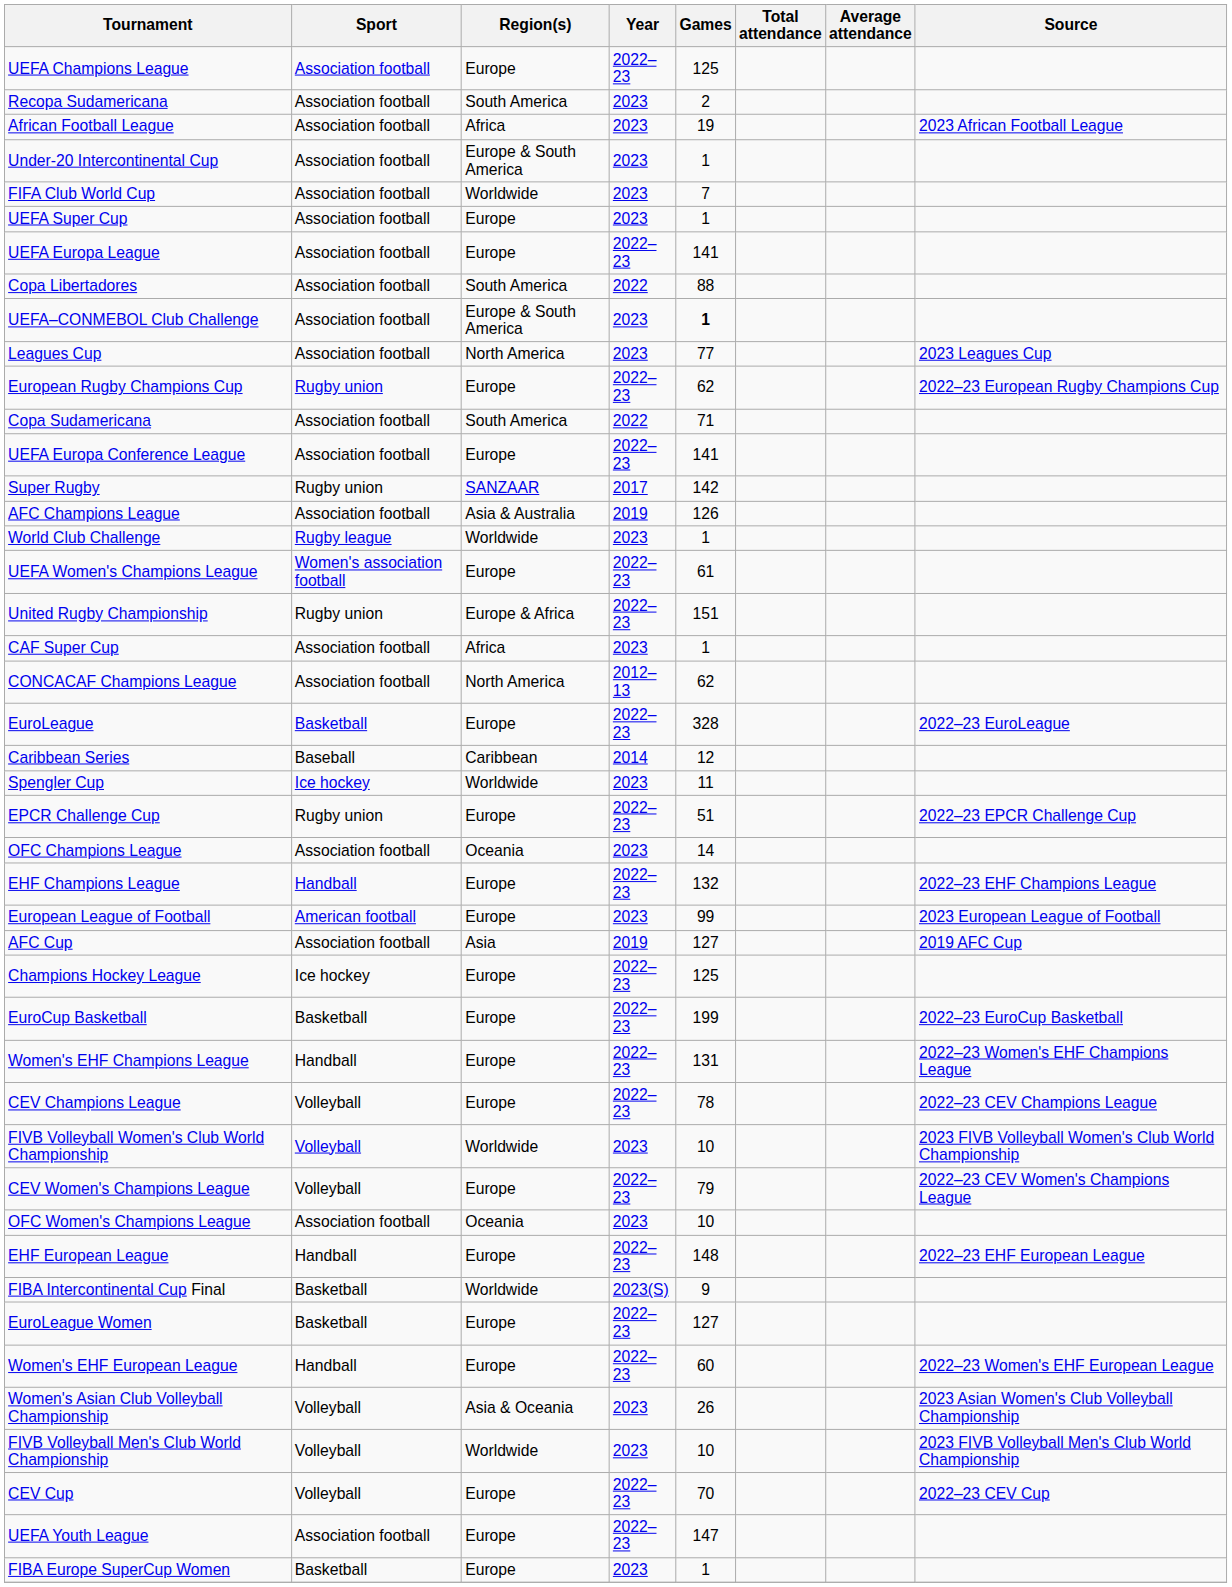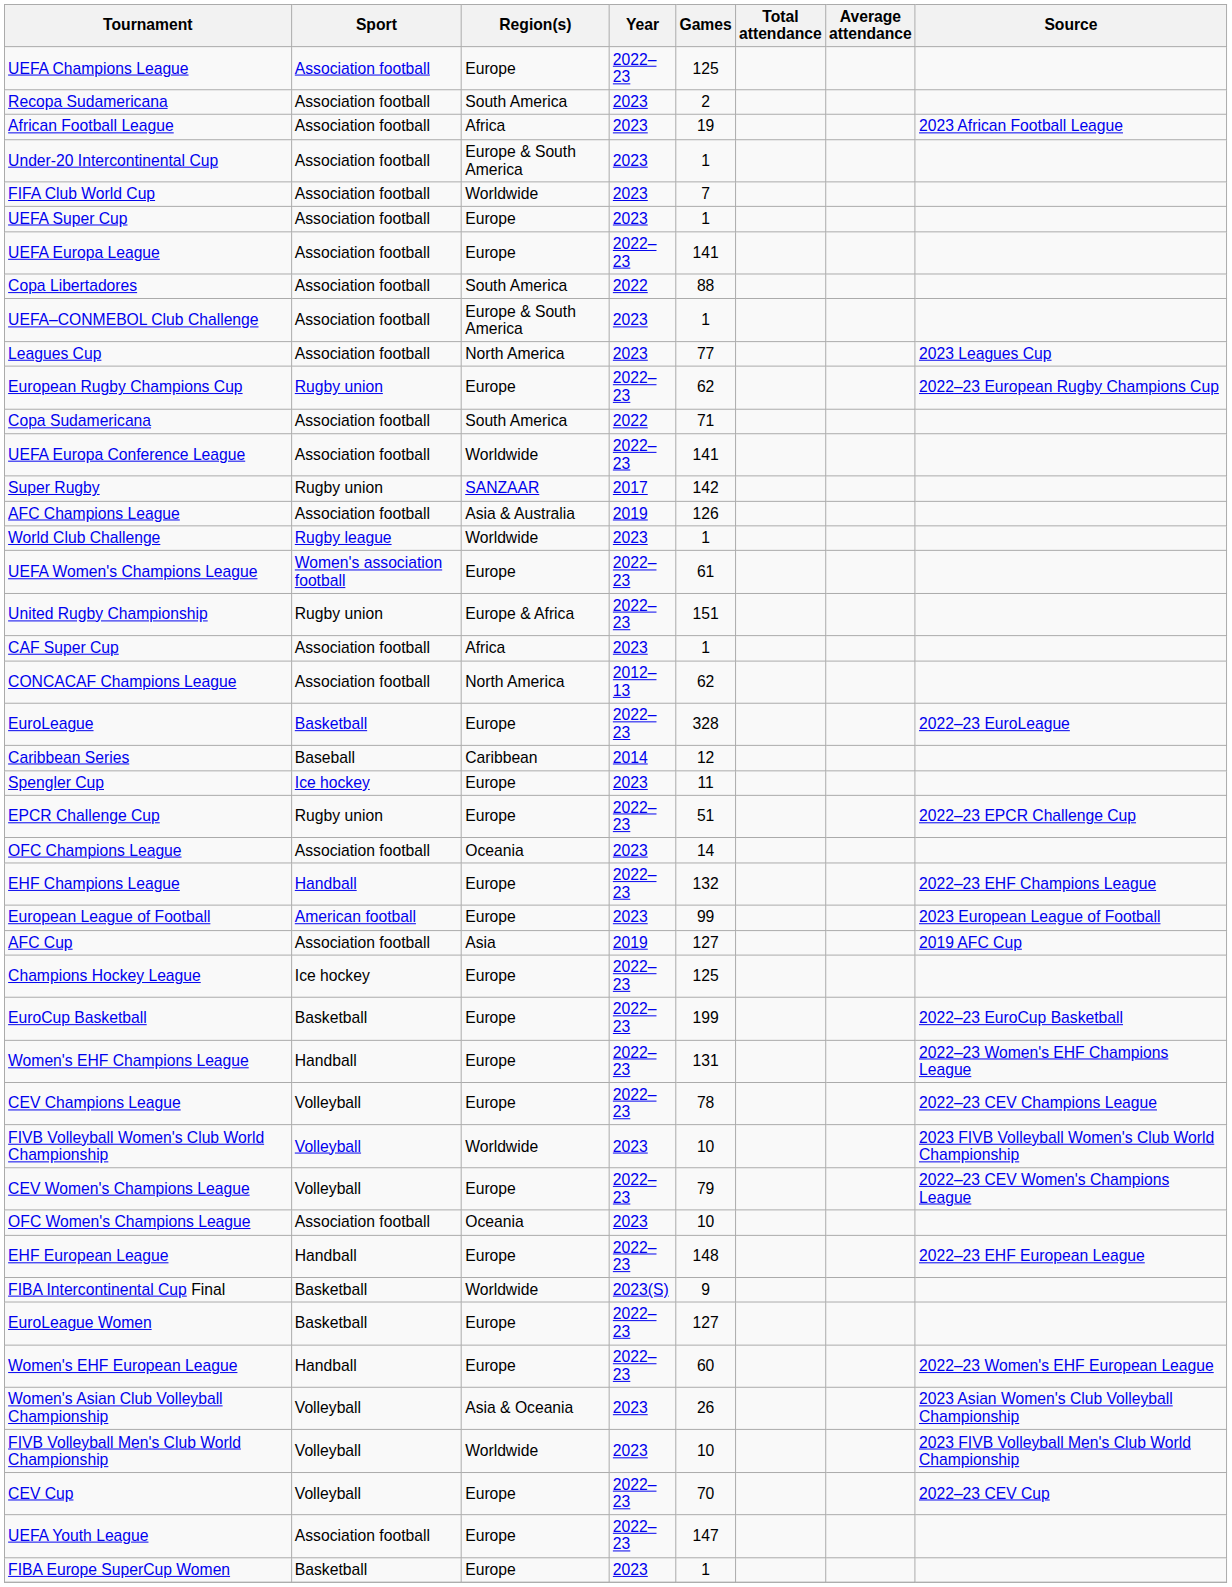(706, 320) bold -> (706, 320) normal
(490, 454) Europe -> (502, 454) Worldwide
(502, 782) Worldwide -> (490, 782) Europe
